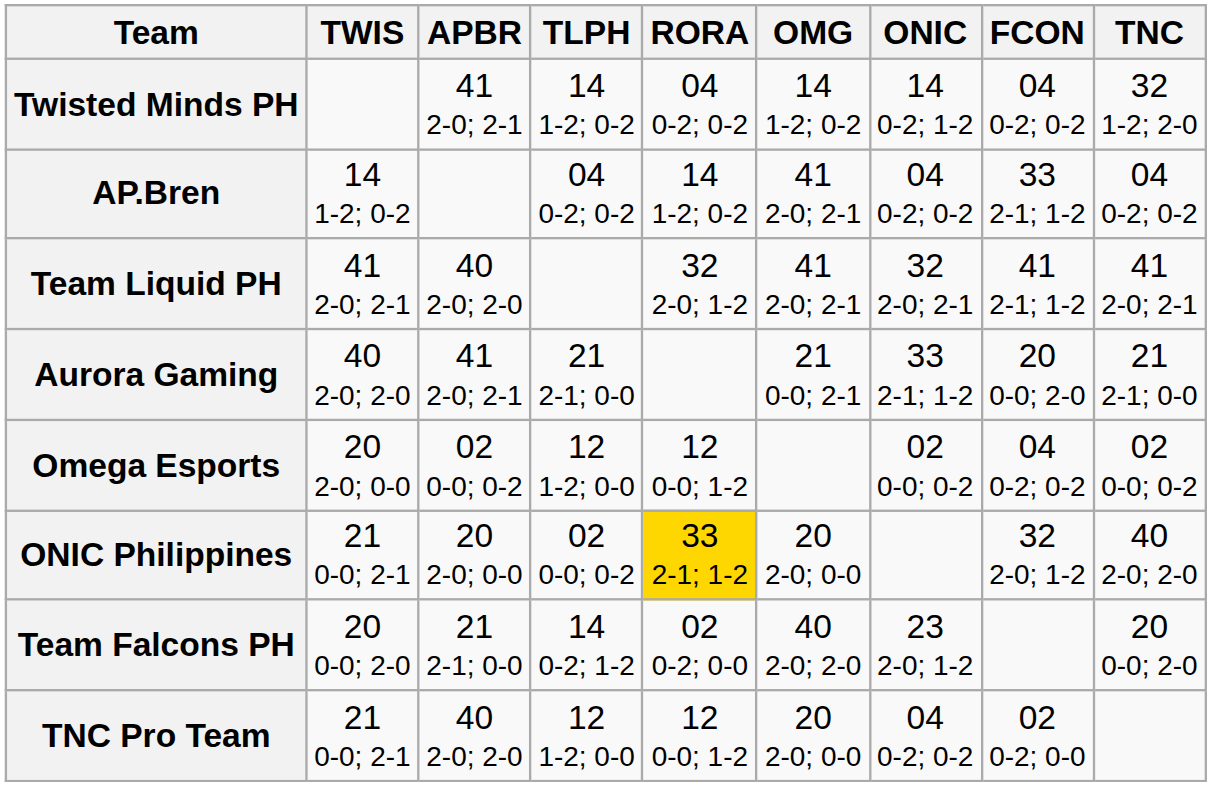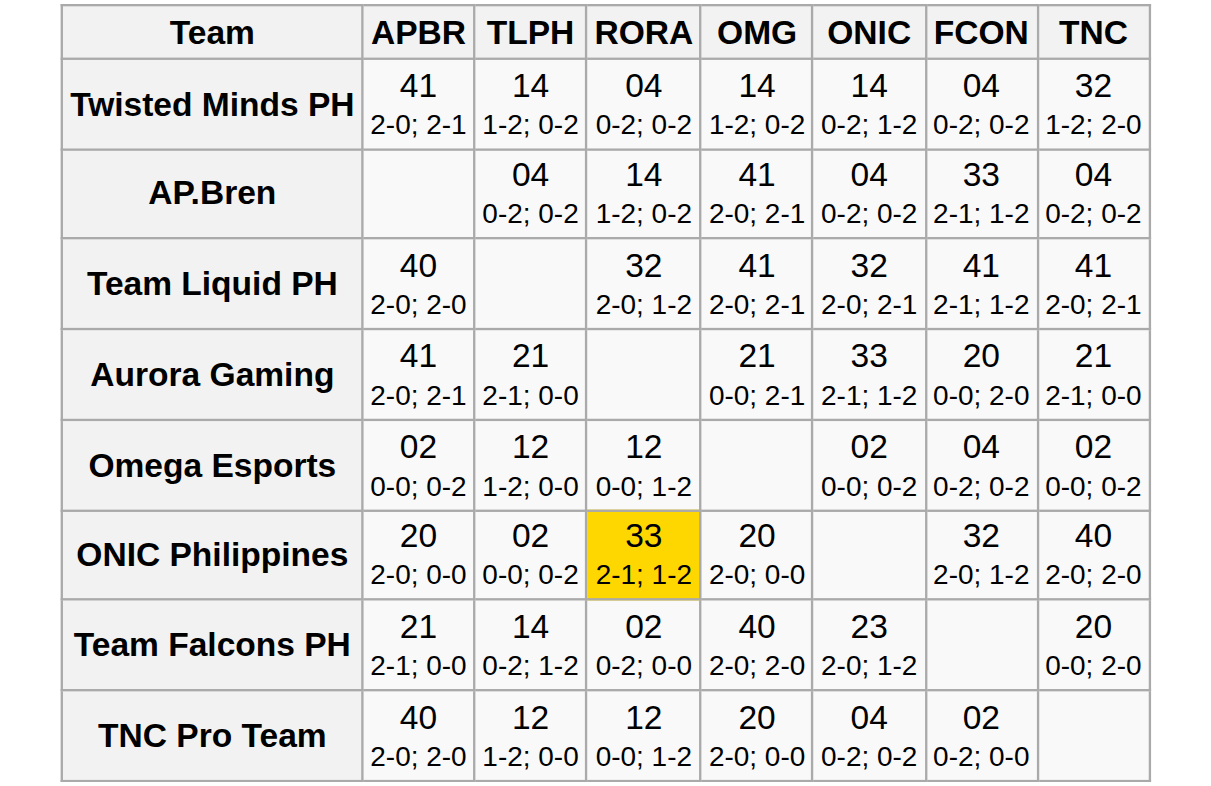- column: (362, 32)
